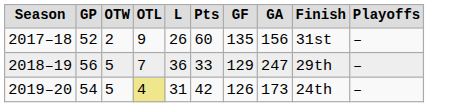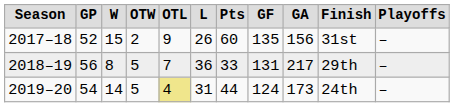+ column: (114, 16)
(240, 65) 129 -> (266, 65) 131
(275, 65) 247 -> (300, 65) 217
(204, 90) 42 -> (229, 90) 44
(240, 90) 126 -> (266, 90) 124
